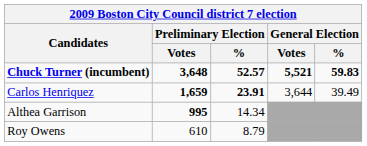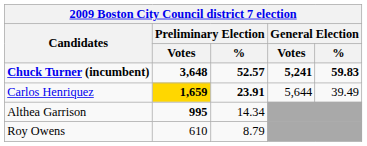(298, 72) 5,521 -> (298, 72) 5,241
(194, 92) no background -> (194, 92) gold background
(298, 92) 3,644 -> (298, 92) 5,644
